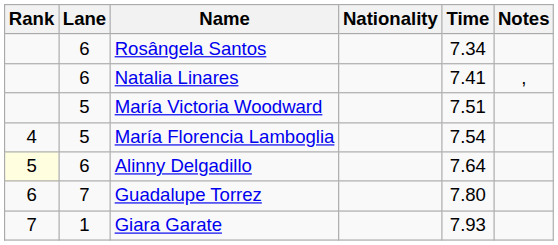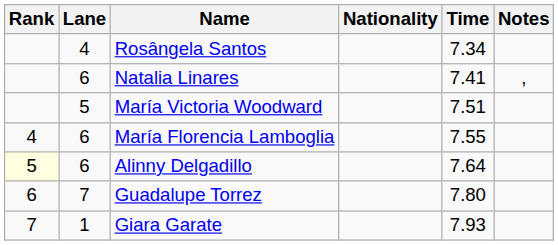(84, 48) 6 -> (84, 48) 4
(84, 136) 5 -> (84, 136) 6
(468, 136) 7.54 -> (468, 136) 7.55
